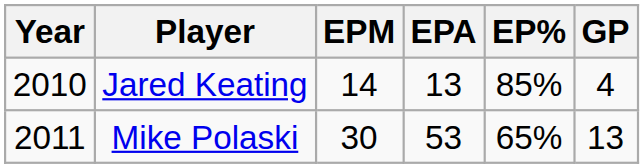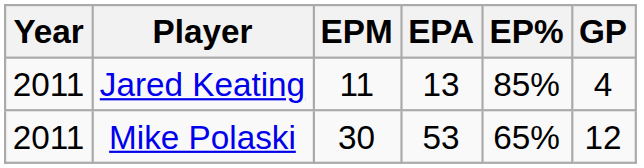(50, 84) 2010 -> (49, 84) 2011
(359, 84) 14 -> (357, 84) 11
(605, 137) 13 -> (603, 137) 12
